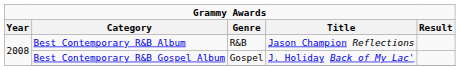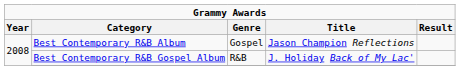(238, 42) R&B -> (247, 42) Gospel
(247, 58) Gospel -> (238, 58) R&B
